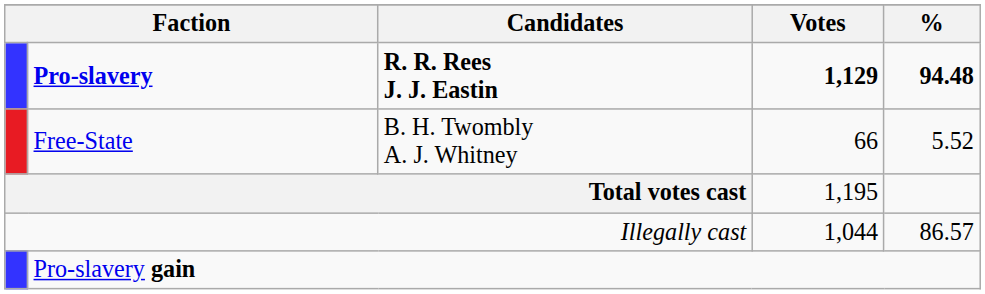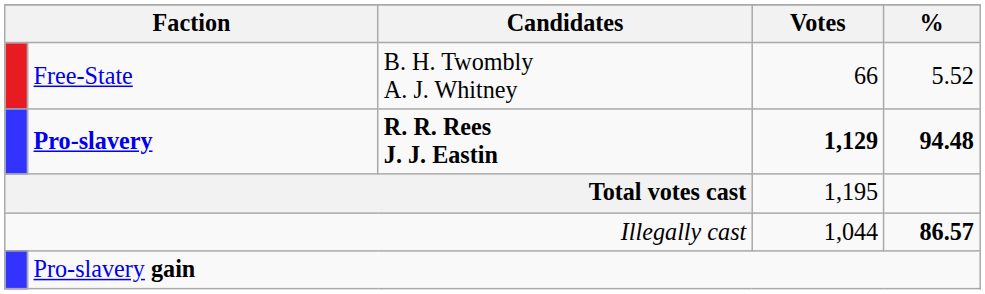rows swapped: (93, 75) <-> (83, 141)
(947, 231) normal -> (947, 231) bold
